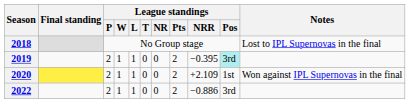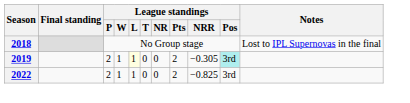(133, 59) no background -> (133, 59) lightyellow background
(204, 59) −0.395 -> (204, 59) −0.305
- row: (21, 75)
(204, 91) −0.886 -> (204, 75) −0.825
